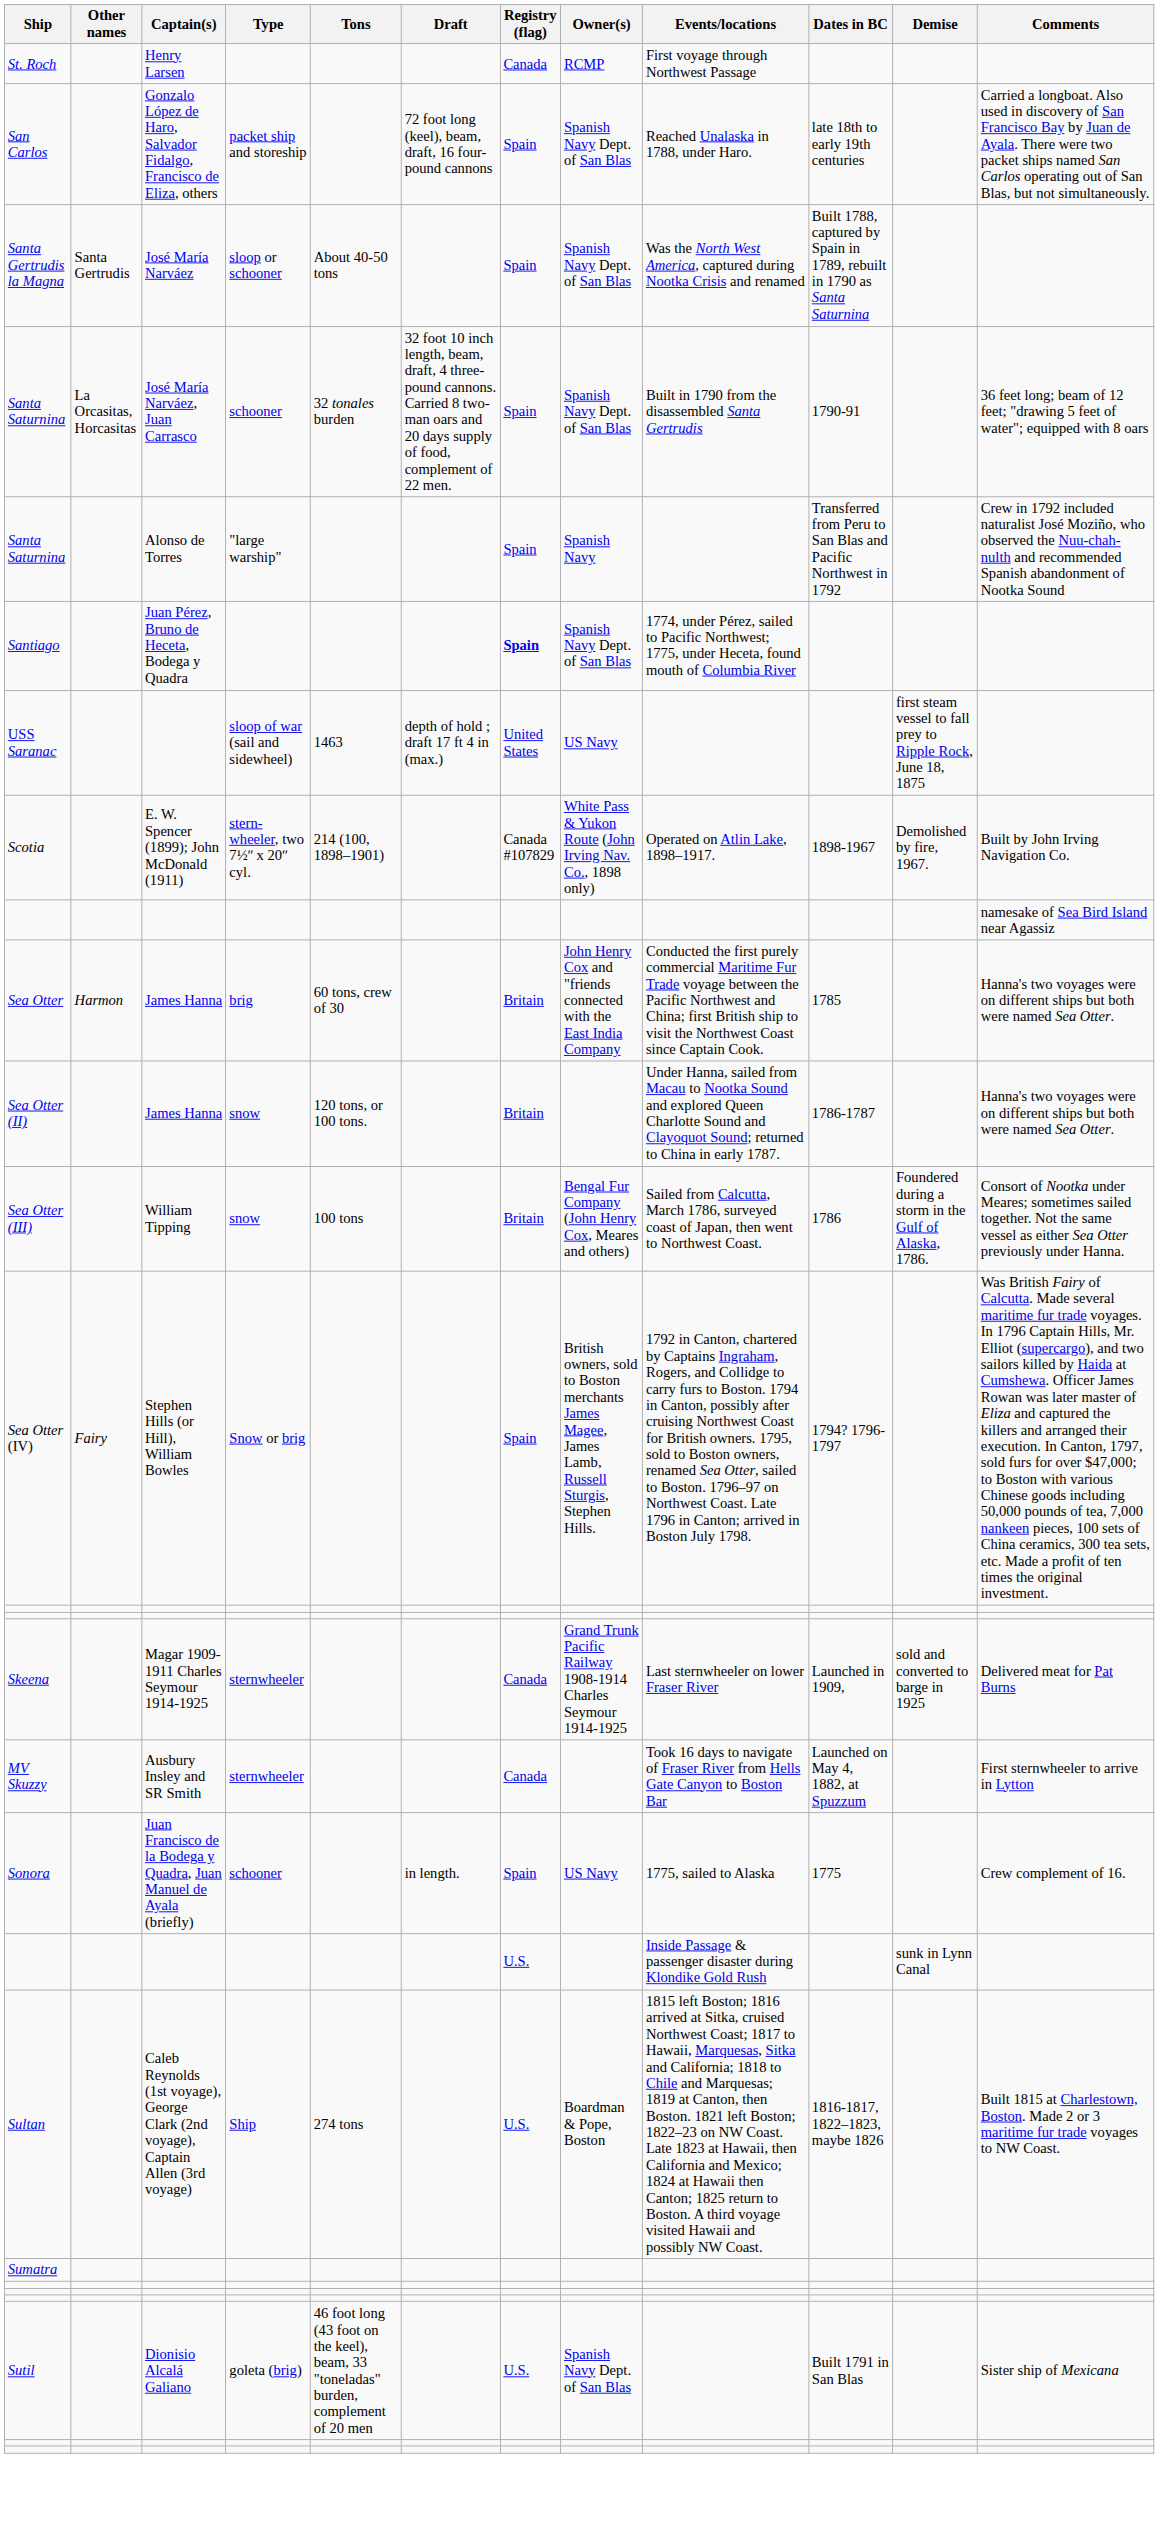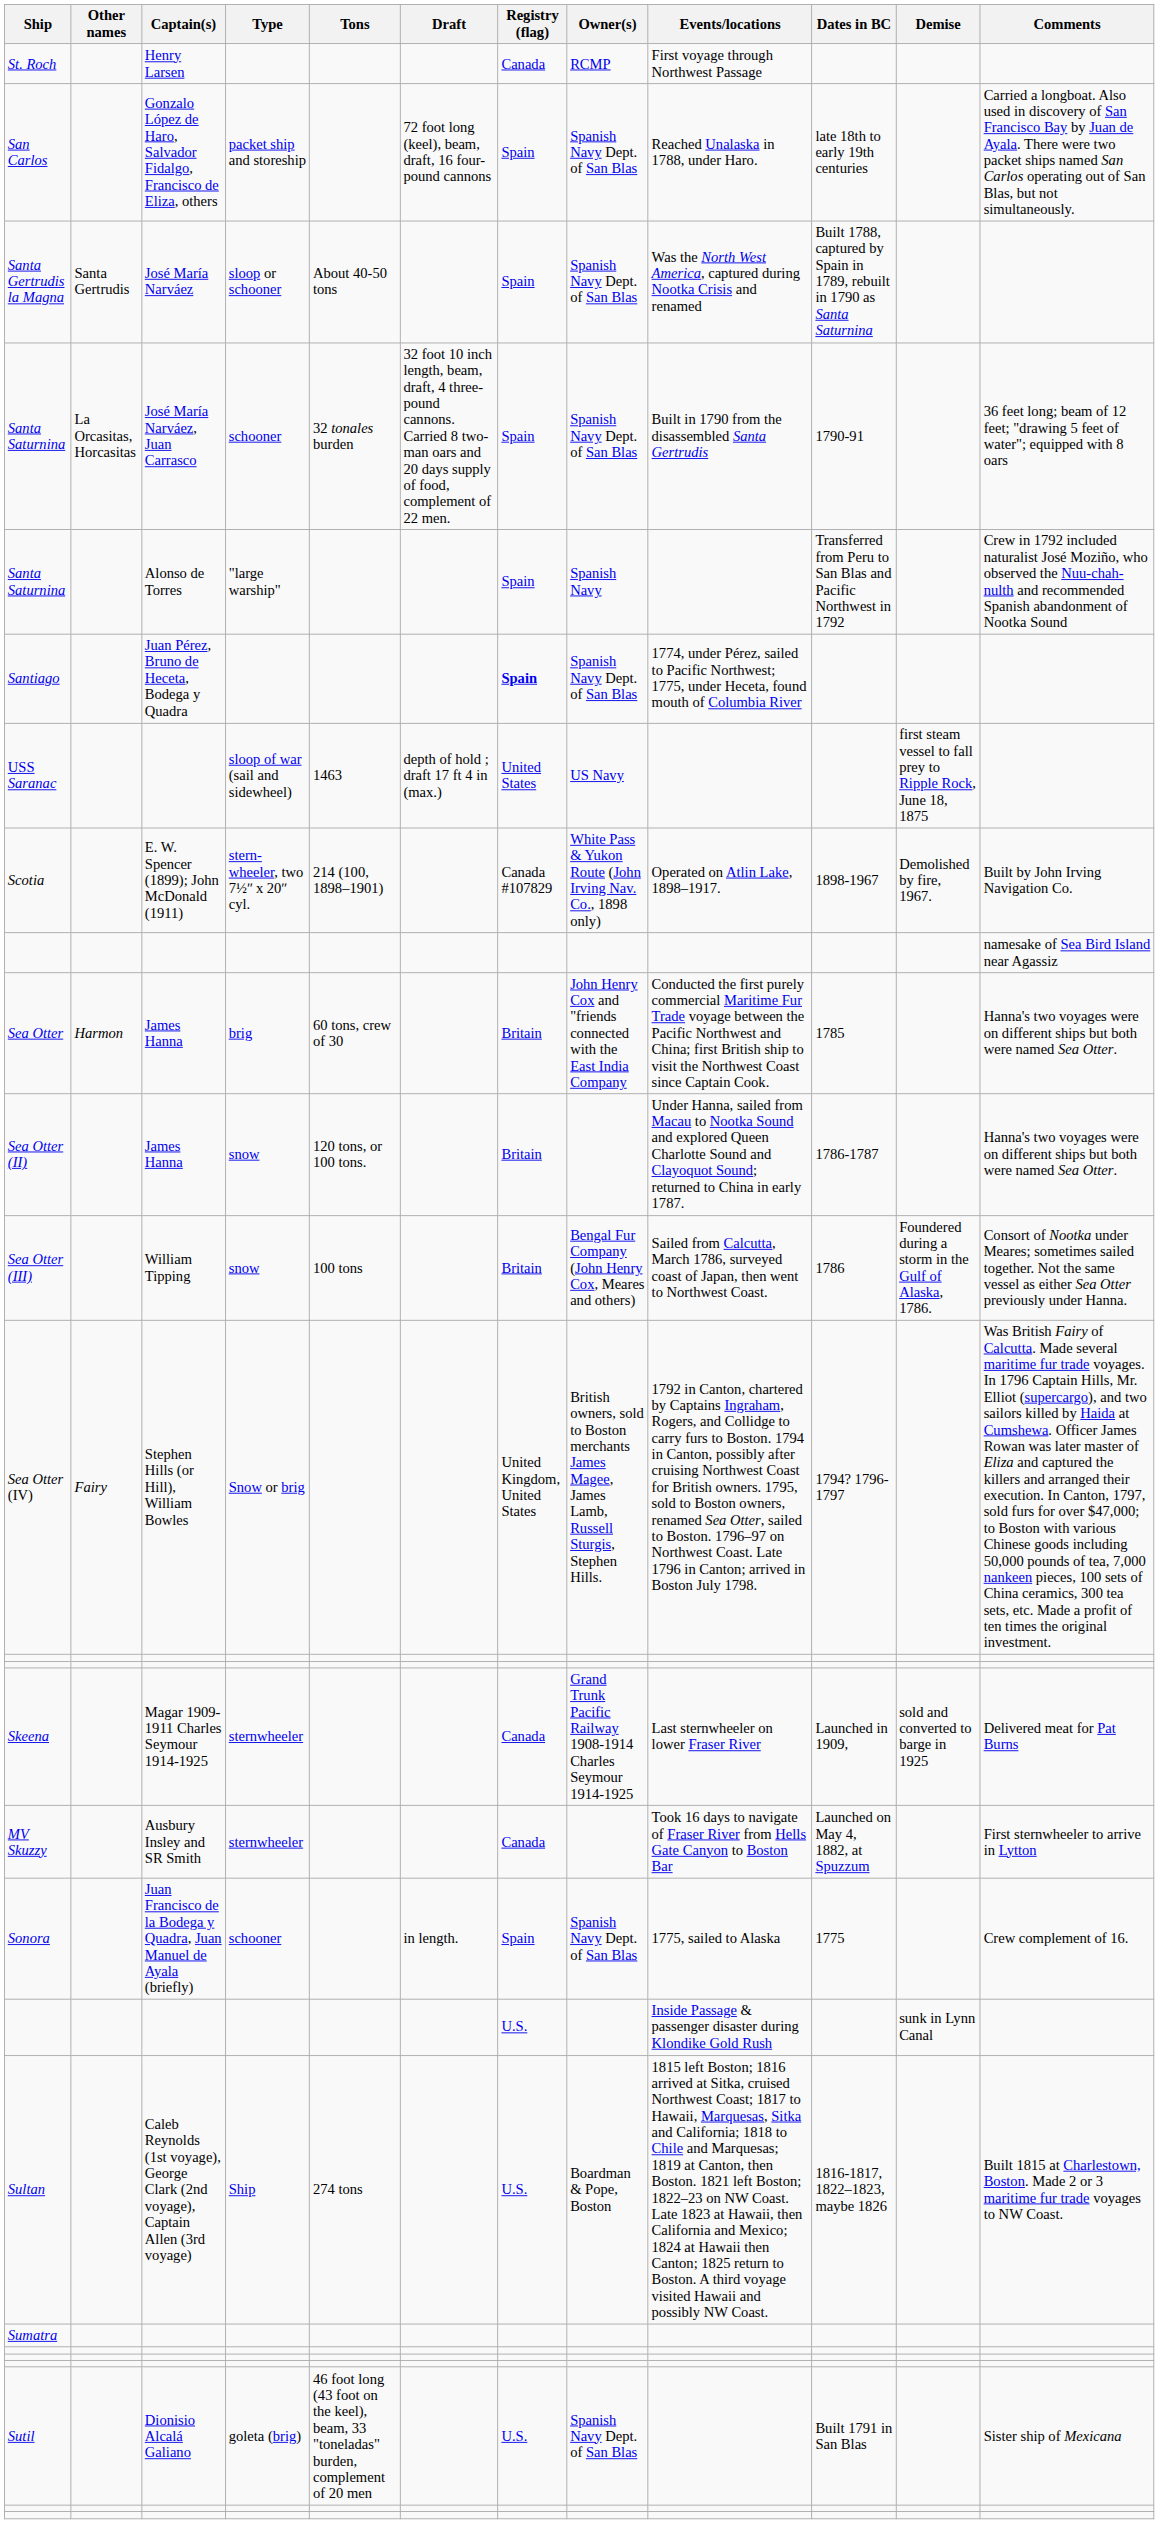(520, 1438) Spain -> (531, 1487) United Kingdom, United States
(591, 1873) US Navy -> (604, 1938) Spanish Navy Dept. of San Blas
